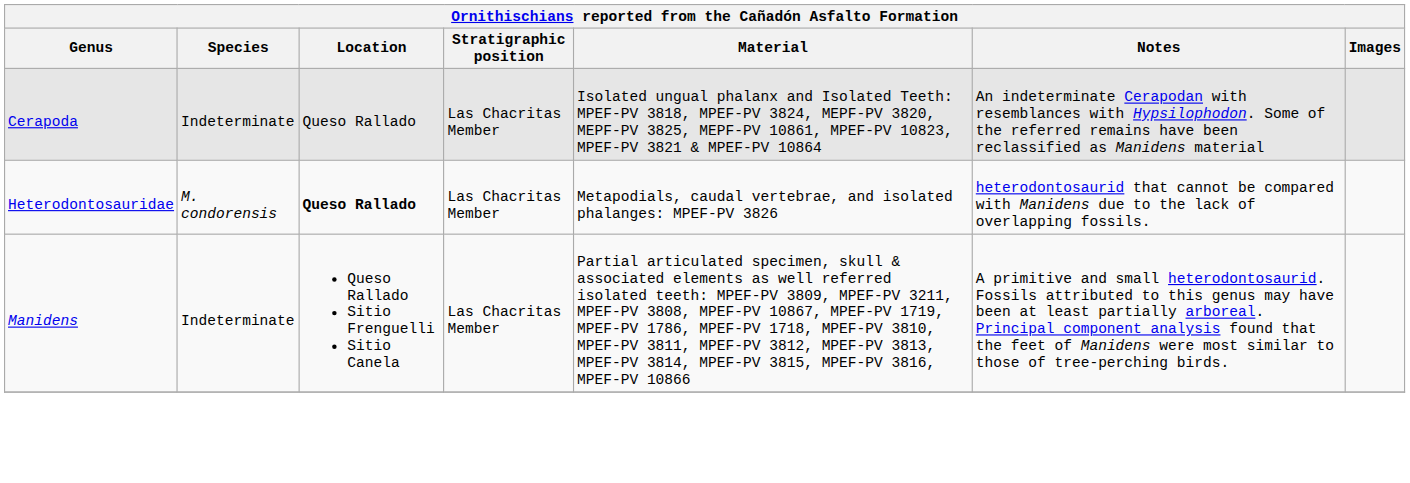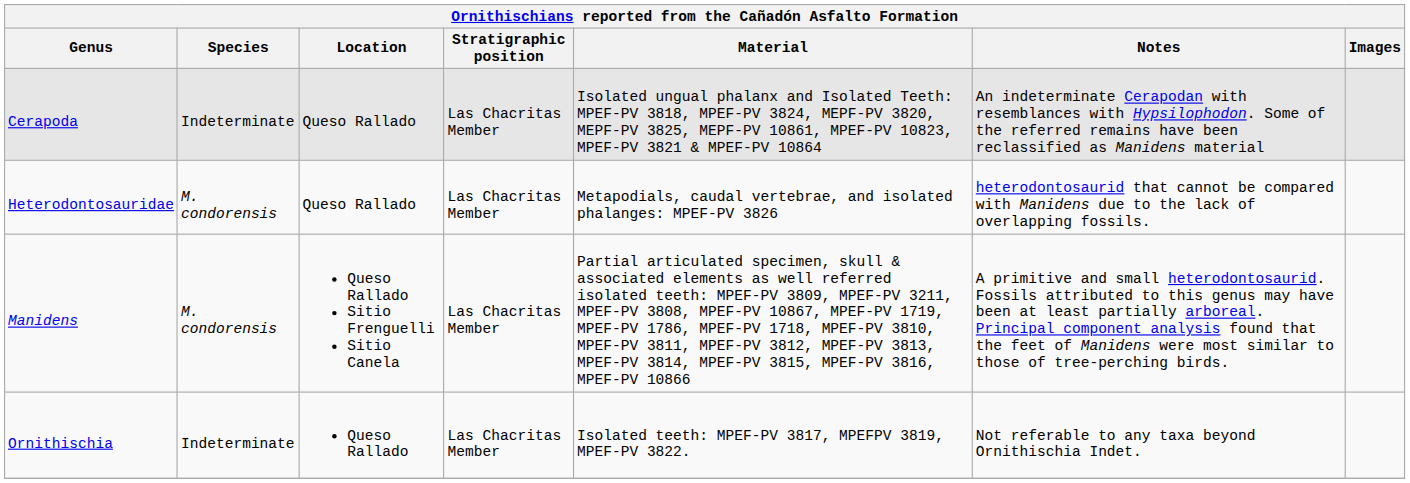(359, 205) bold -> (359, 205) normal
(238, 321) Indeterminate -> (229, 321) M. condorensis
+ row: (60, 444)
